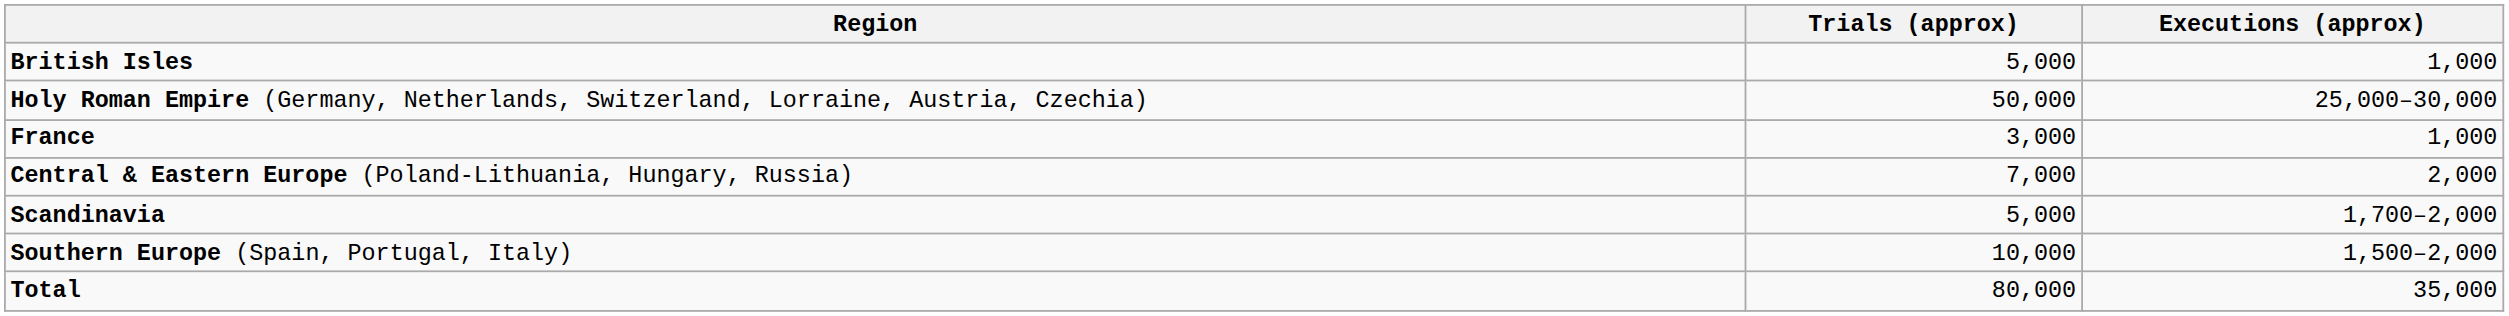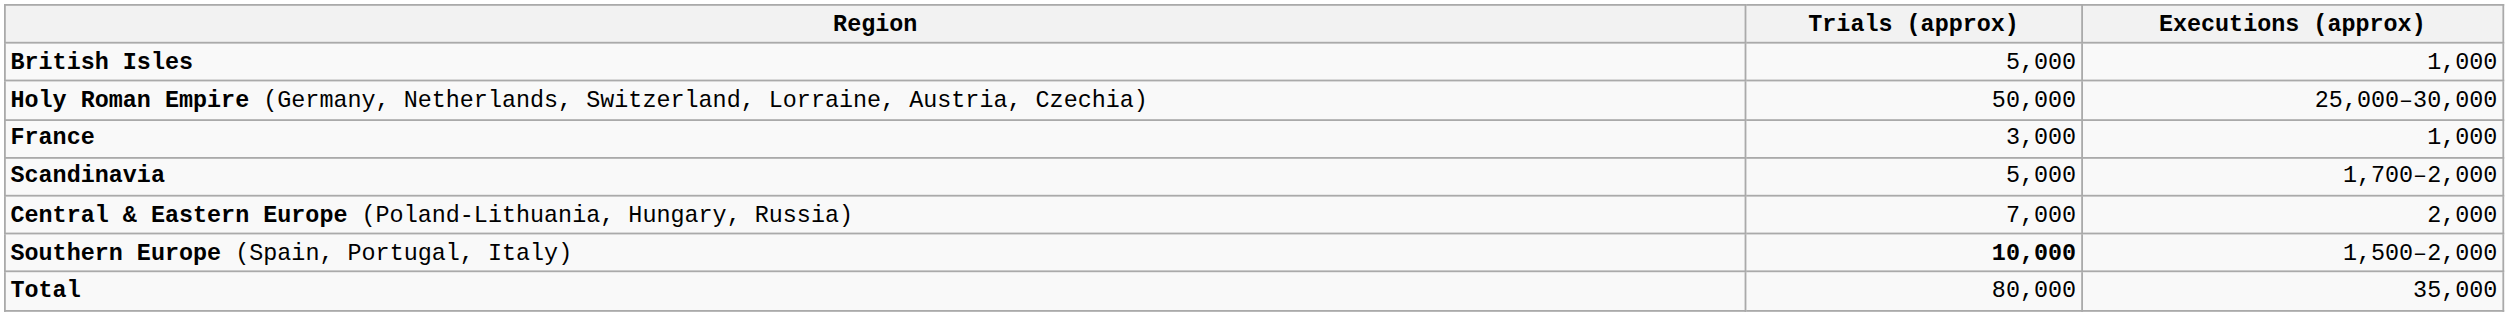rows swapped: (88, 215) <-> (432, 177)
(2034, 253) normal -> (2034, 253) bold
